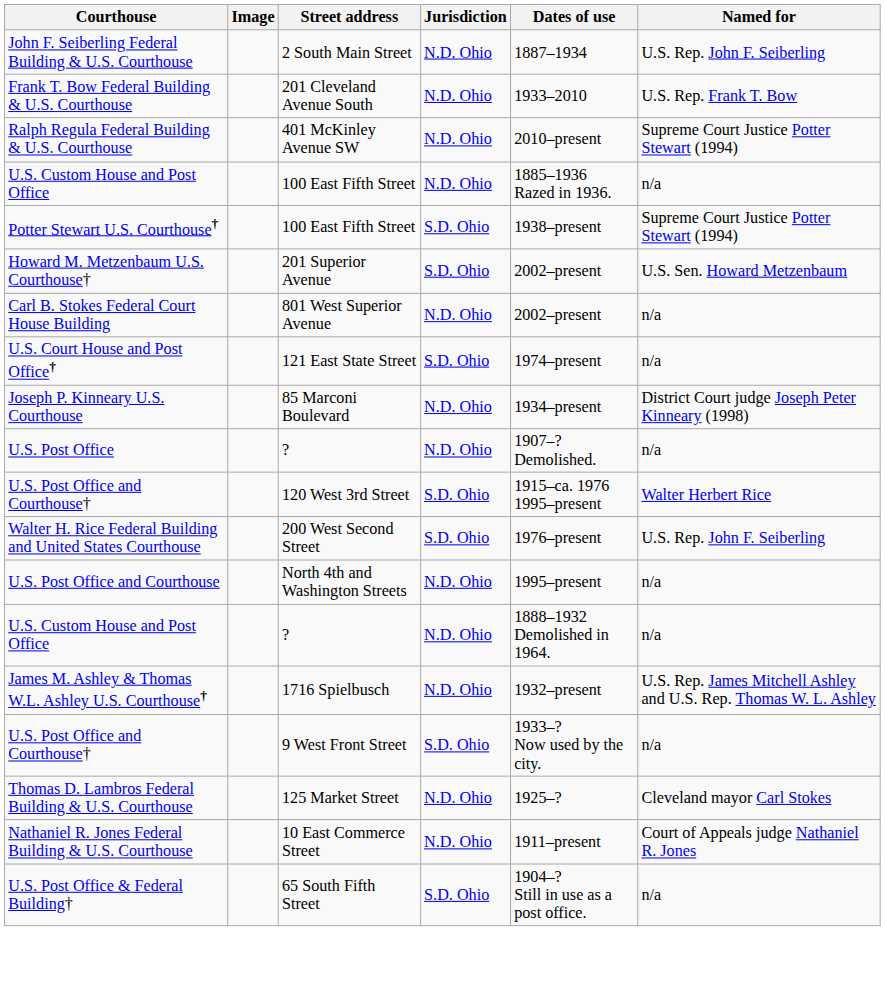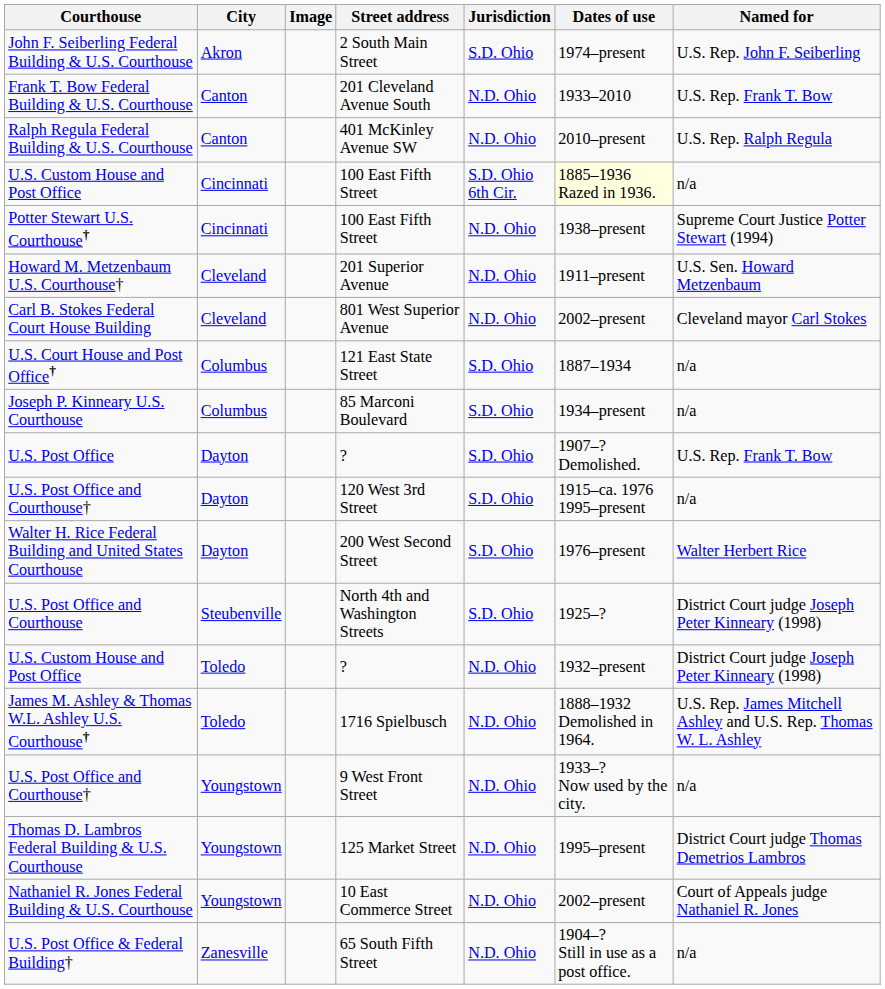+ column: (241, 17)
(458, 52) N.D. Ohio -> (501, 52) S.D. Ohio
(551, 52) 1887–1934 -> (602, 52) 1974–present
(736, 139) Supreme Court Justice Potter Stewart (1994) -> (754, 139) U.S. Rep. Ralph Regula
(458, 183) N.D. Ohio -> (501, 183) S.D. Ohio 6th Cir.
(563, 183) no background -> (607, 183) lightyellow background
(457, 227) S.D. Ohio -> (502, 229) N.D. Ohio
(457, 271) S.D. Ohio -> (502, 275) N.D. Ohio
(558, 271) 2002–present -> (602, 275) 1911–present
(651, 314) n/a -> (772, 319) Cleveland mayor Carl Stokes
(558, 360) 1974–present -> (595, 365) 1887–1934
(458, 406) N.D. Ohio -> (501, 411) S.D. Ohio
(749, 406) District Court judge Joseph Peter Kinneary (1998) -> (687, 411) n/a
(458, 450) N.D. Ohio -> (501, 455) S.D. Ohio
(651, 450) n/a -> (755, 455) U.S. Rep. Frank T. Bow
(706, 494) Walter Herbert Rice -> (687, 498) n/a
(733, 538) U.S. Rep. John F. Seiberling -> (742, 551) Walter Herbert Rice
(458, 582) N.D. Ohio -> (501, 613) S.D. Ohio
(558, 582) 1995–present -> (582, 613) 1925–?
(651, 582) n/a -> (765, 613) District Court judge Joseph Peter Kinneary (1998)
(562, 635) 1888–1932 Demolished in 1964. -> (602, 666) 1932–present
(651, 635) n/a -> (765, 666) District Court judge Joseph Peter Kinneary (1998)
(558, 690) 1932–present -> (606, 721) 1888–1932 Demolished in 1964.
(457, 745) S.D. Ohio -> (502, 785) N.D. Ohio
(538, 798) 1925–? -> (602, 847) 1995–present
(736, 798) Cleveland mayor Carl Stokes -> (769, 847) District Court judge Thomas Demetrios Lambros
(557, 841) 1911–present -> (602, 900) 2002–present
(457, 894) S.D. Ohio -> (502, 953) N.D. Ohio
